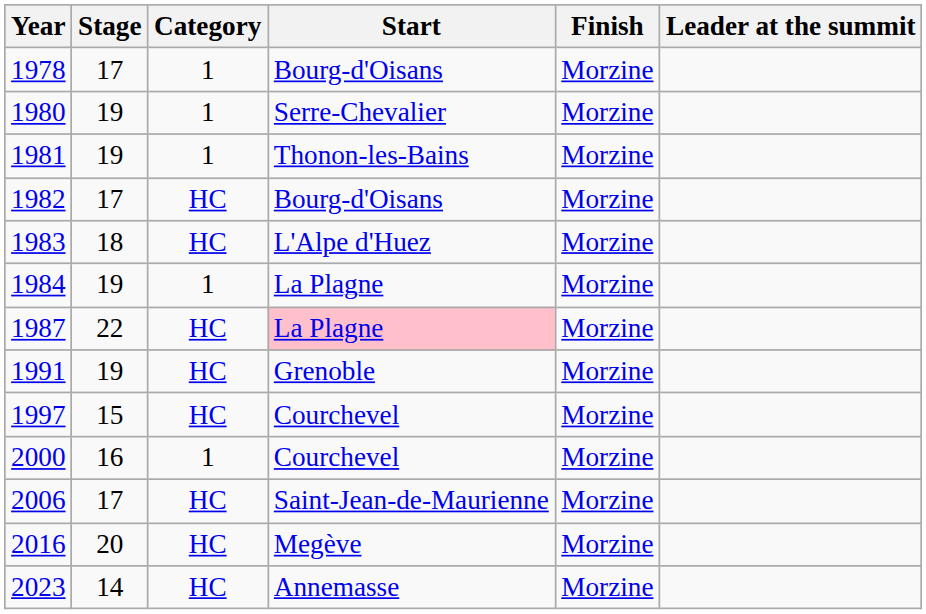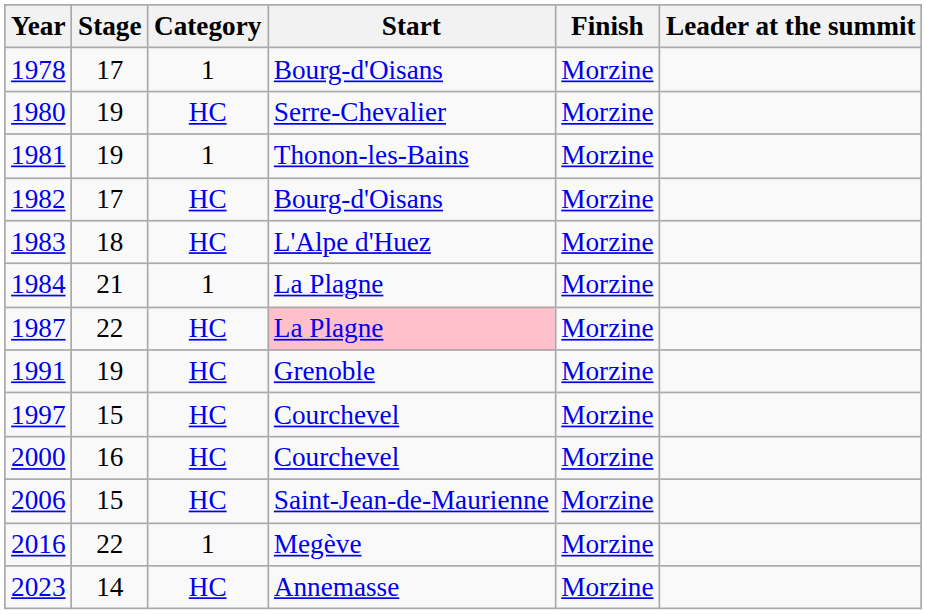(208, 112) 1 -> (208, 112) HC
(110, 284) 19 -> (110, 284) 21
(208, 457) 1 -> (208, 457) HC
(110, 500) 17 -> (110, 500) 15
(110, 543) 20 -> (110, 543) 22
(208, 543) HC -> (208, 543) 1
